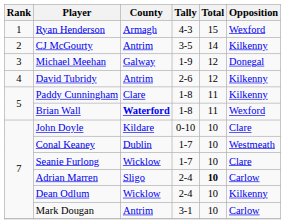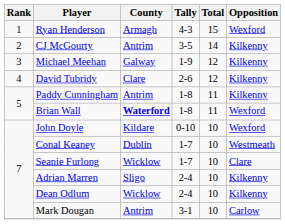(247, 62) Donegal -> (248, 62) Kilkenny
(138, 78) Antrim -> (134, 78) Clare
(134, 95) Clare -> (138, 95) Antrim
(240, 128) Clare -> (247, 128) Wexford
(213, 177) bold -> (213, 177) normal
(244, 177) Carlow -> (248, 177) Kilkenny
